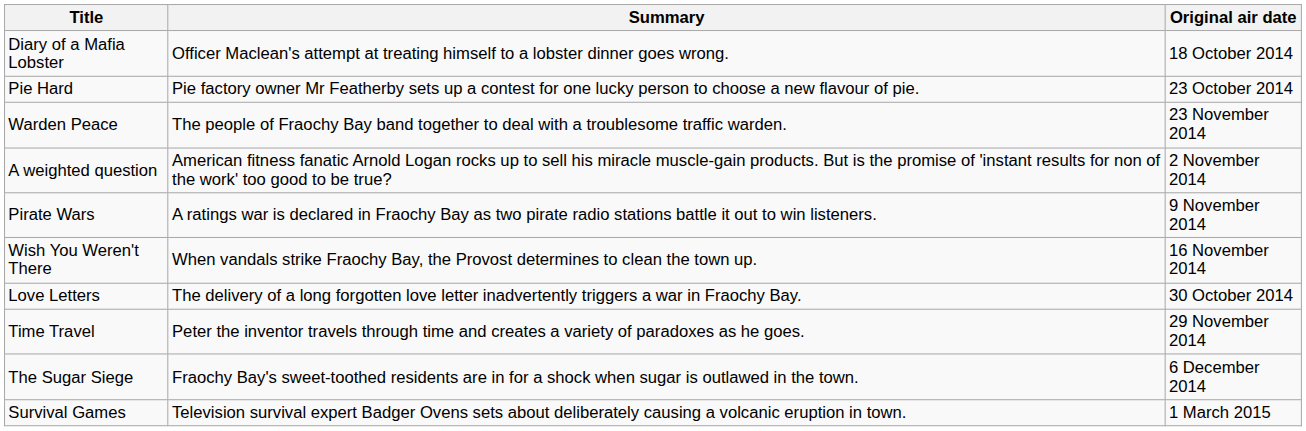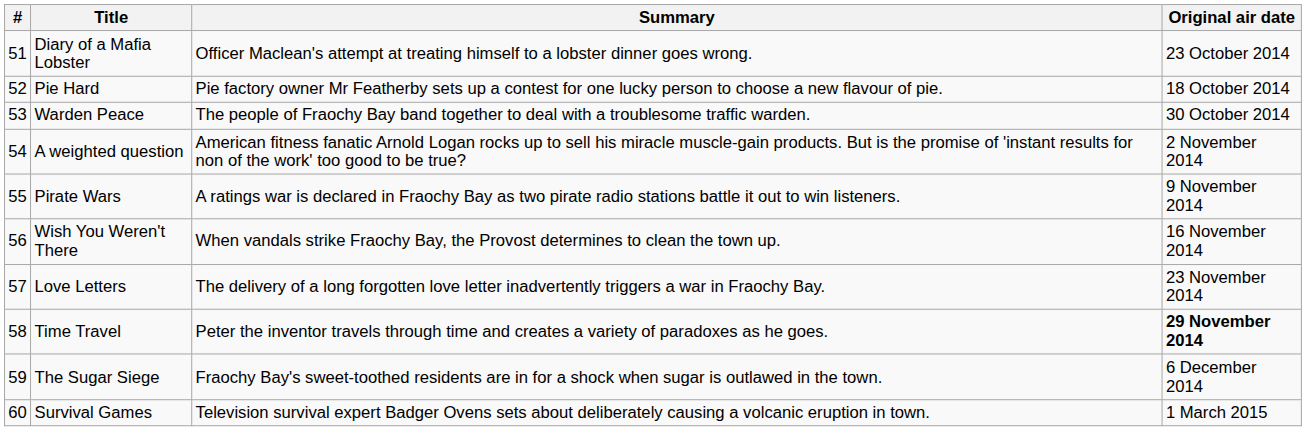+ column: (18, 17)
(1231, 53) 18 October 2014 -> (1228, 53) 23 October 2014
(1231, 89) 23 October 2014 -> (1228, 89) 18 October 2014
(1219, 124) 23 November 2014 -> (1228, 115) 30 October 2014
(1231, 296) 30 October 2014 -> (1216, 286) 23 November 2014
(1219, 331) normal -> (1218, 331) bold
